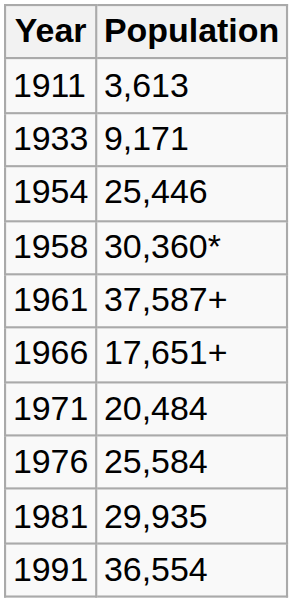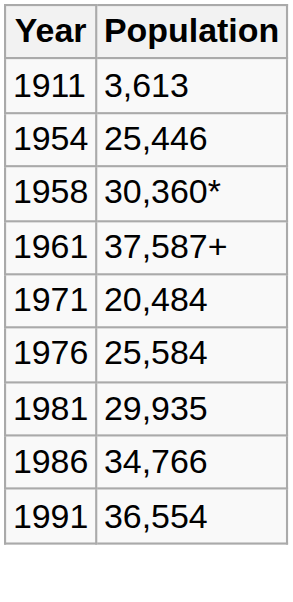- row: (51, 138)
- row: (51, 354)
+ row: (51, 461)
